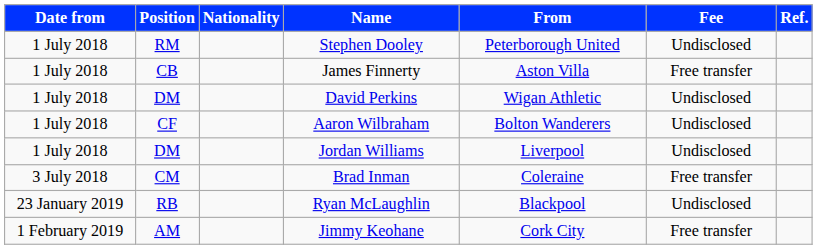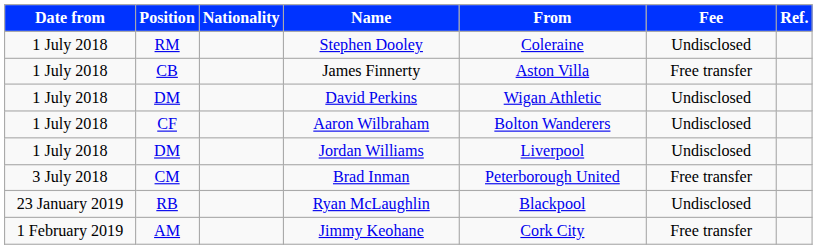(552, 44) Peterborough United -> (552, 44) Coleraine
(552, 177) Coleraine -> (552, 177) Peterborough United
